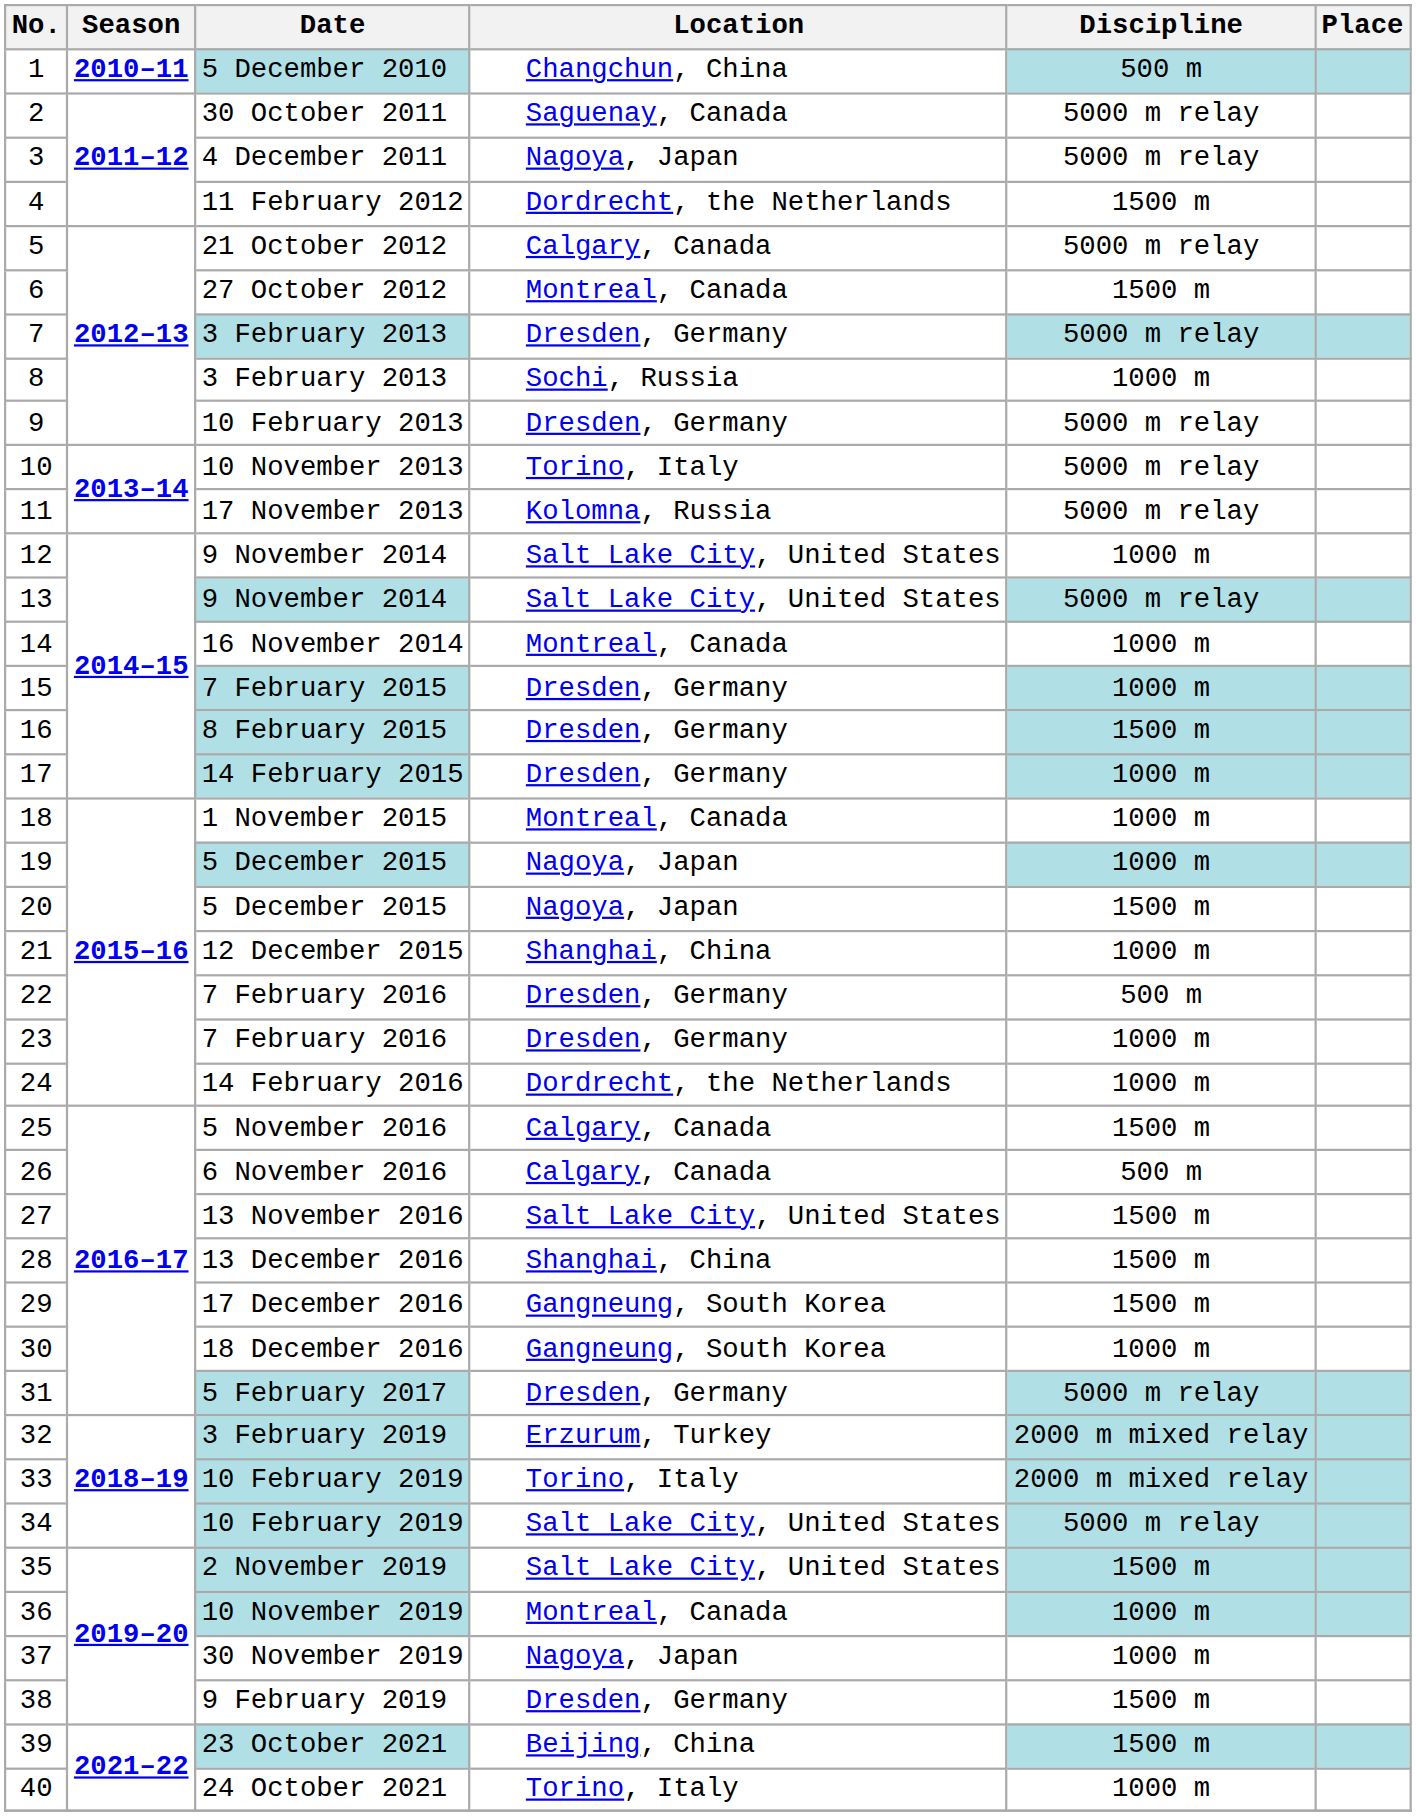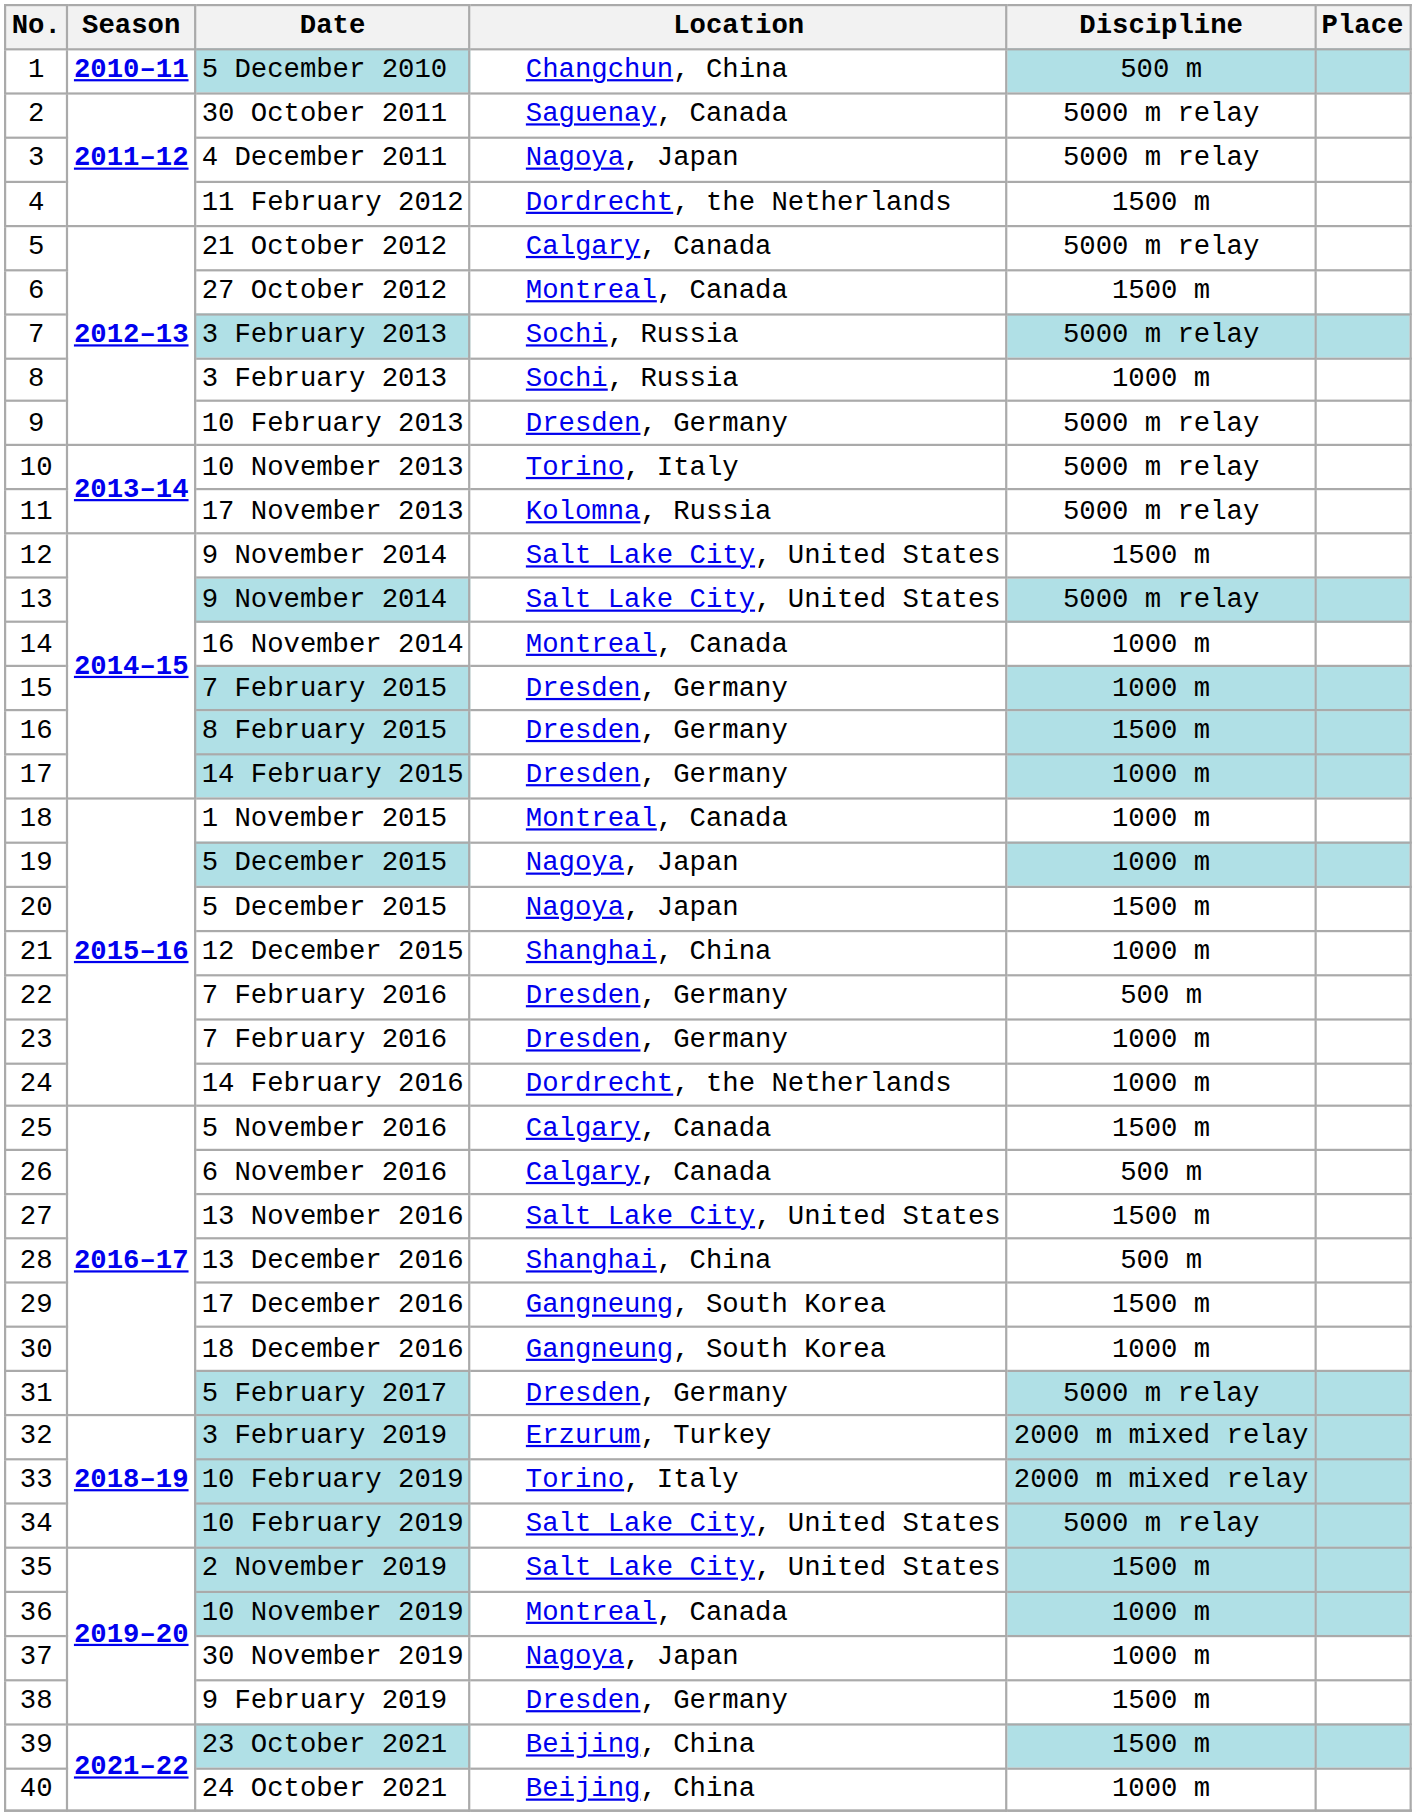(632, 336) Dresden, Germany -> (608, 336) Sochi, Russia
(1161, 556) 1000 m -> (1161, 556) 1500 m
(1161, 1261) 1500 m -> (1161, 1261) 500 m
(608, 1790) Torino, Italy -> (616, 1790) Beijing, China
